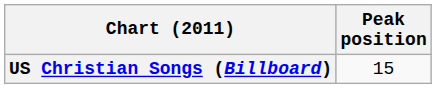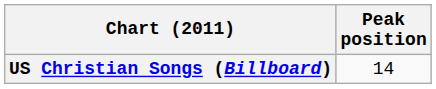(384, 69) 15 -> (384, 69) 14
